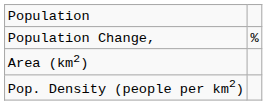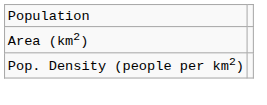- row: (82, 38)
